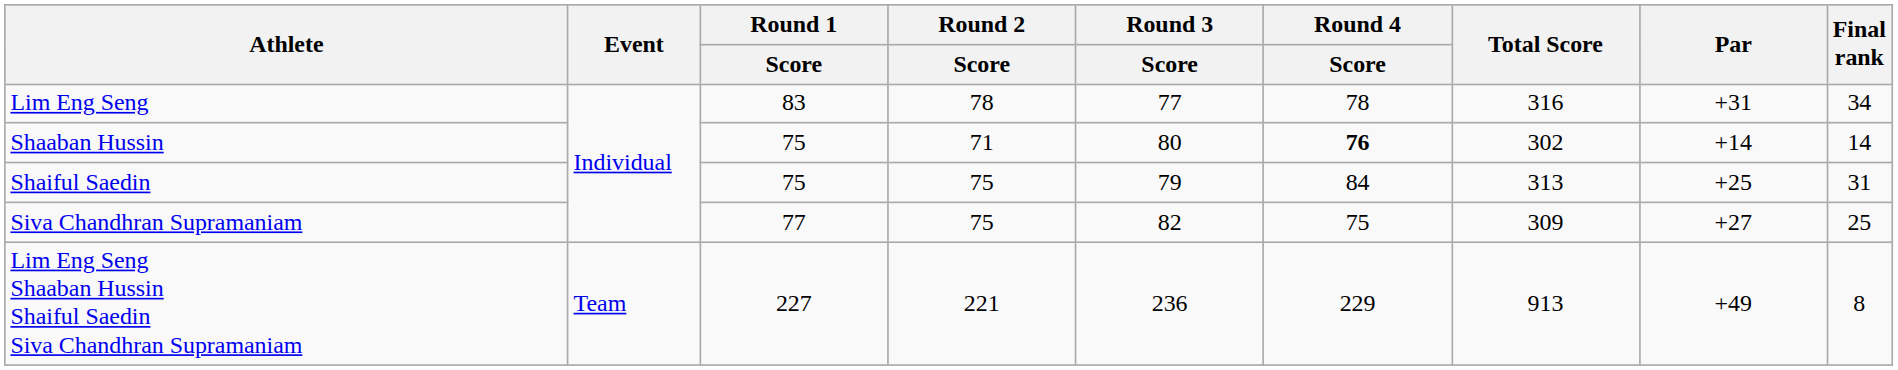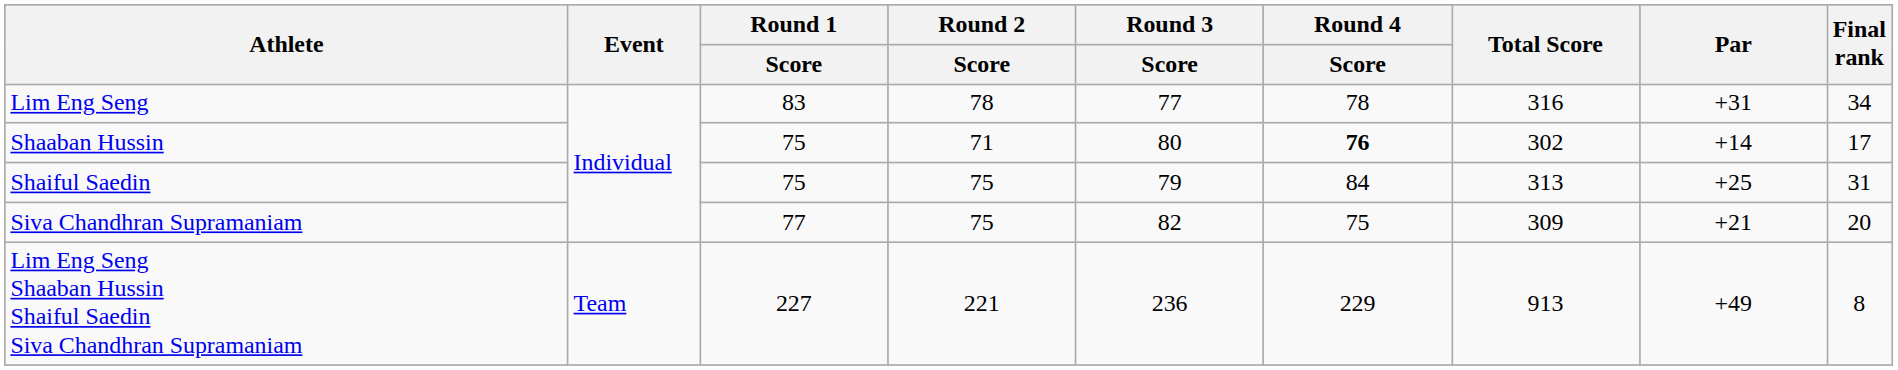(1859, 142) 14 -> (1859, 142) 17
(1733, 221) +27 -> (1733, 221) +21
(1859, 221) 25 -> (1859, 221) 20
